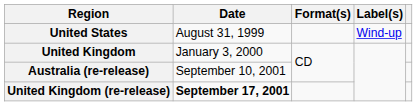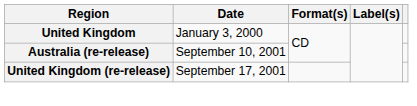- row: (89, 33)
(232, 91) bold -> (231, 71) normal
